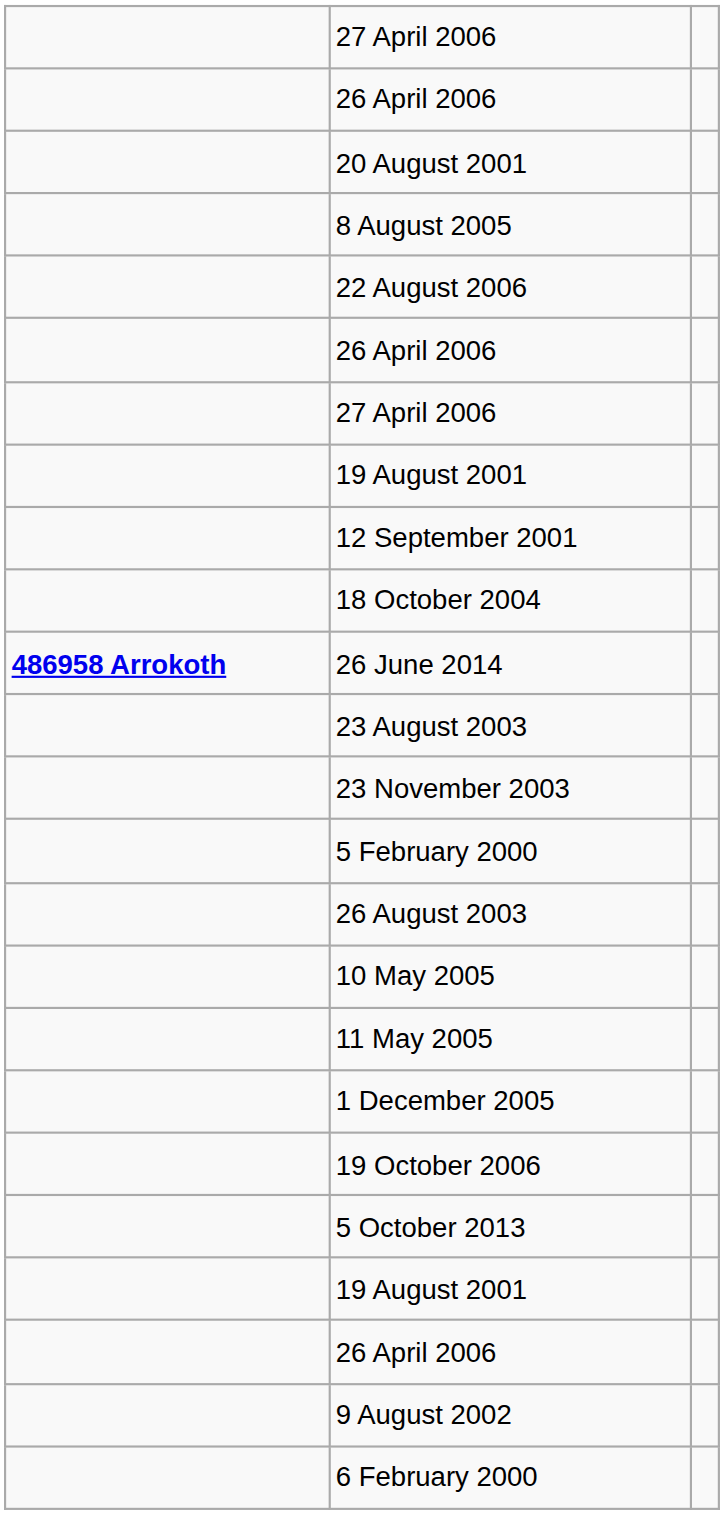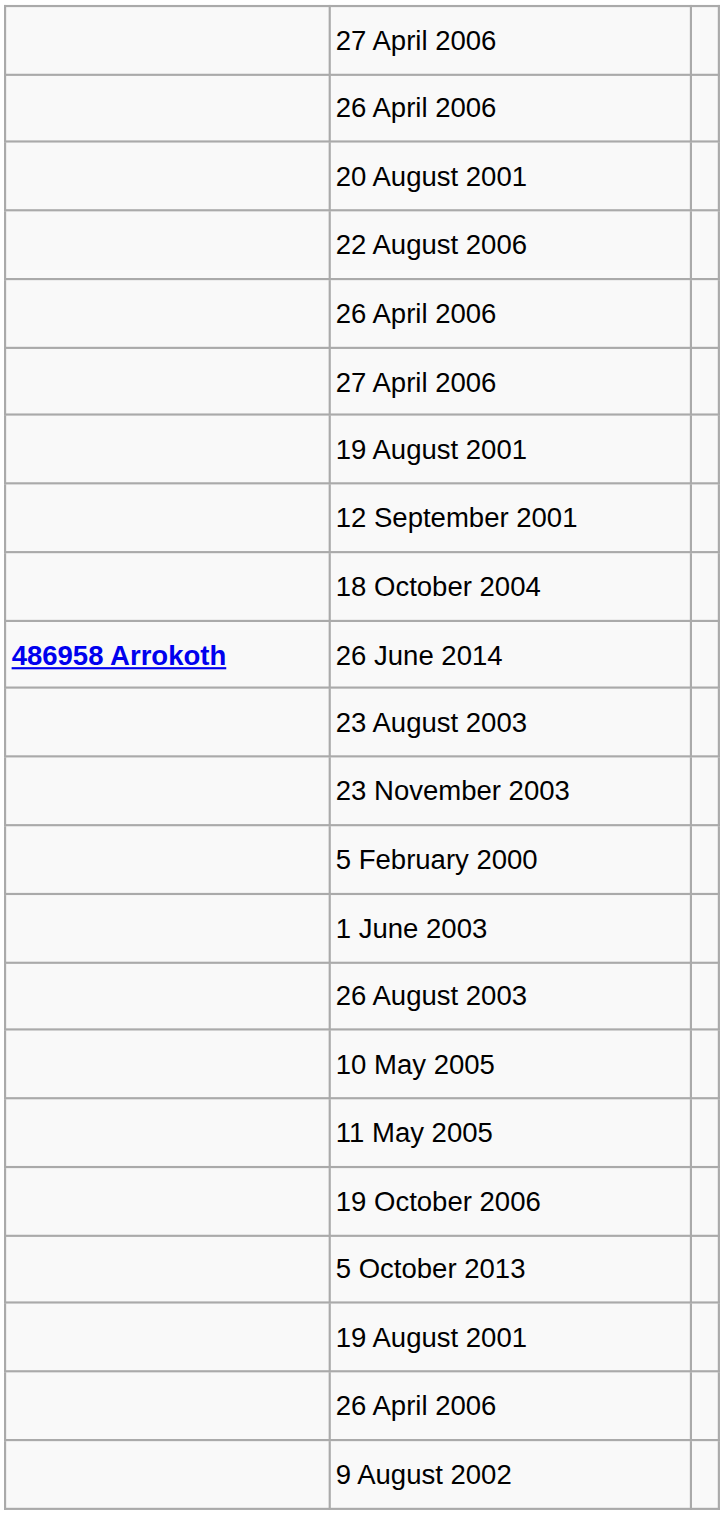- row: (167, 225)
+ row: (167, 928)
- row: (167, 1101)
- row: (167, 1477)
